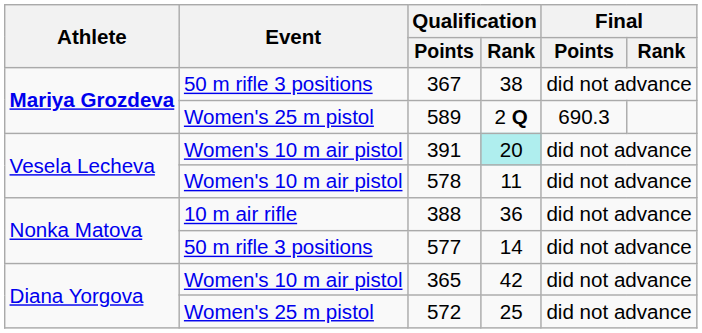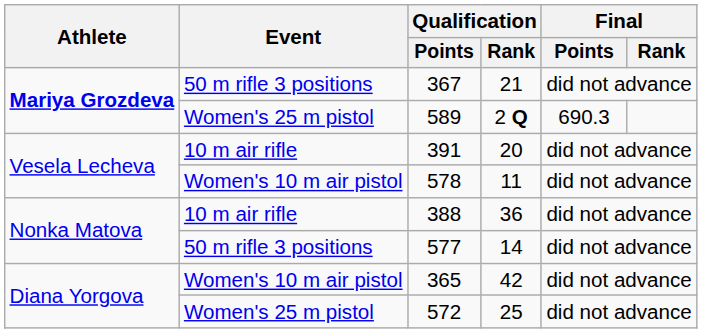(511, 85) 38 -> (511, 85) 21
(293, 150) Women's 10 m air pistol -> (241, 150) 10 m air rifle
(511, 150) paleturquoise background -> (511, 150) no background
